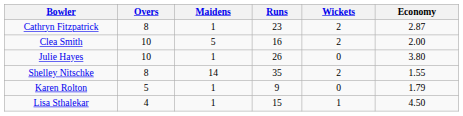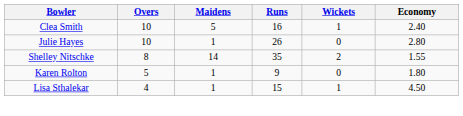- row: (61, 27)
(339, 42) 2 -> (339, 27) 1
(417, 42) 2.00 -> (417, 27) 2.40
(417, 57) 3.80 -> (417, 42) 2.80
(417, 88) 1.79 -> (417, 73) 1.80
